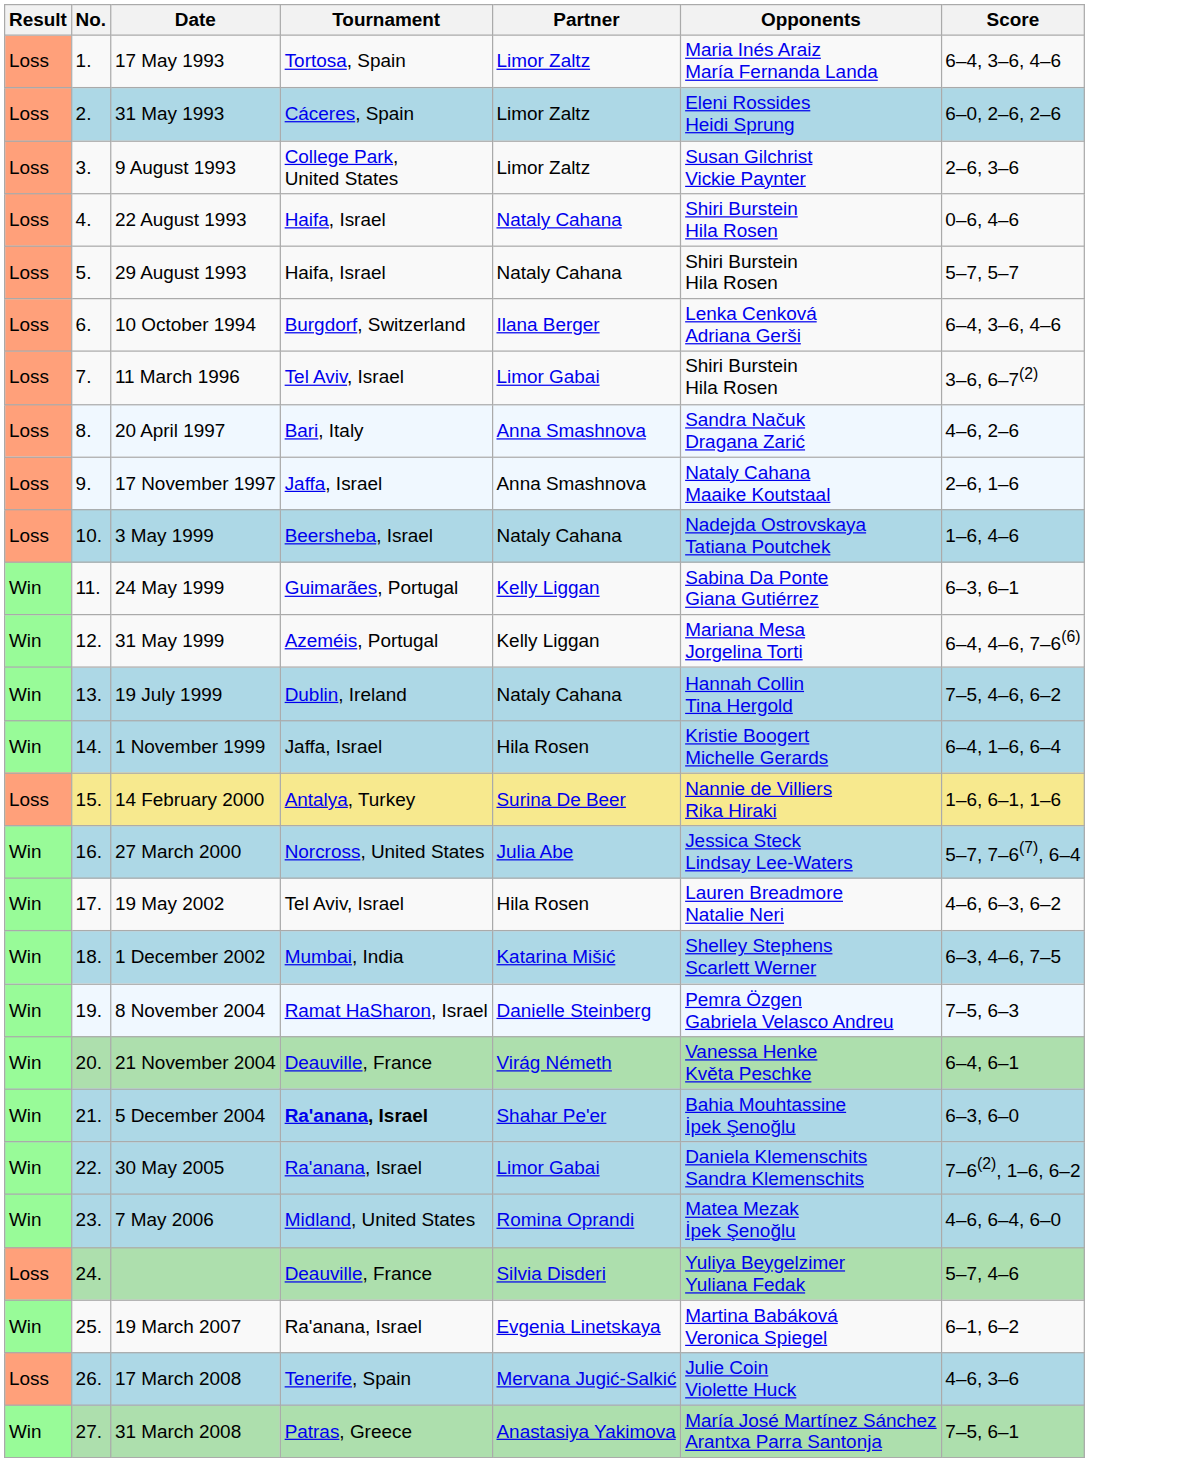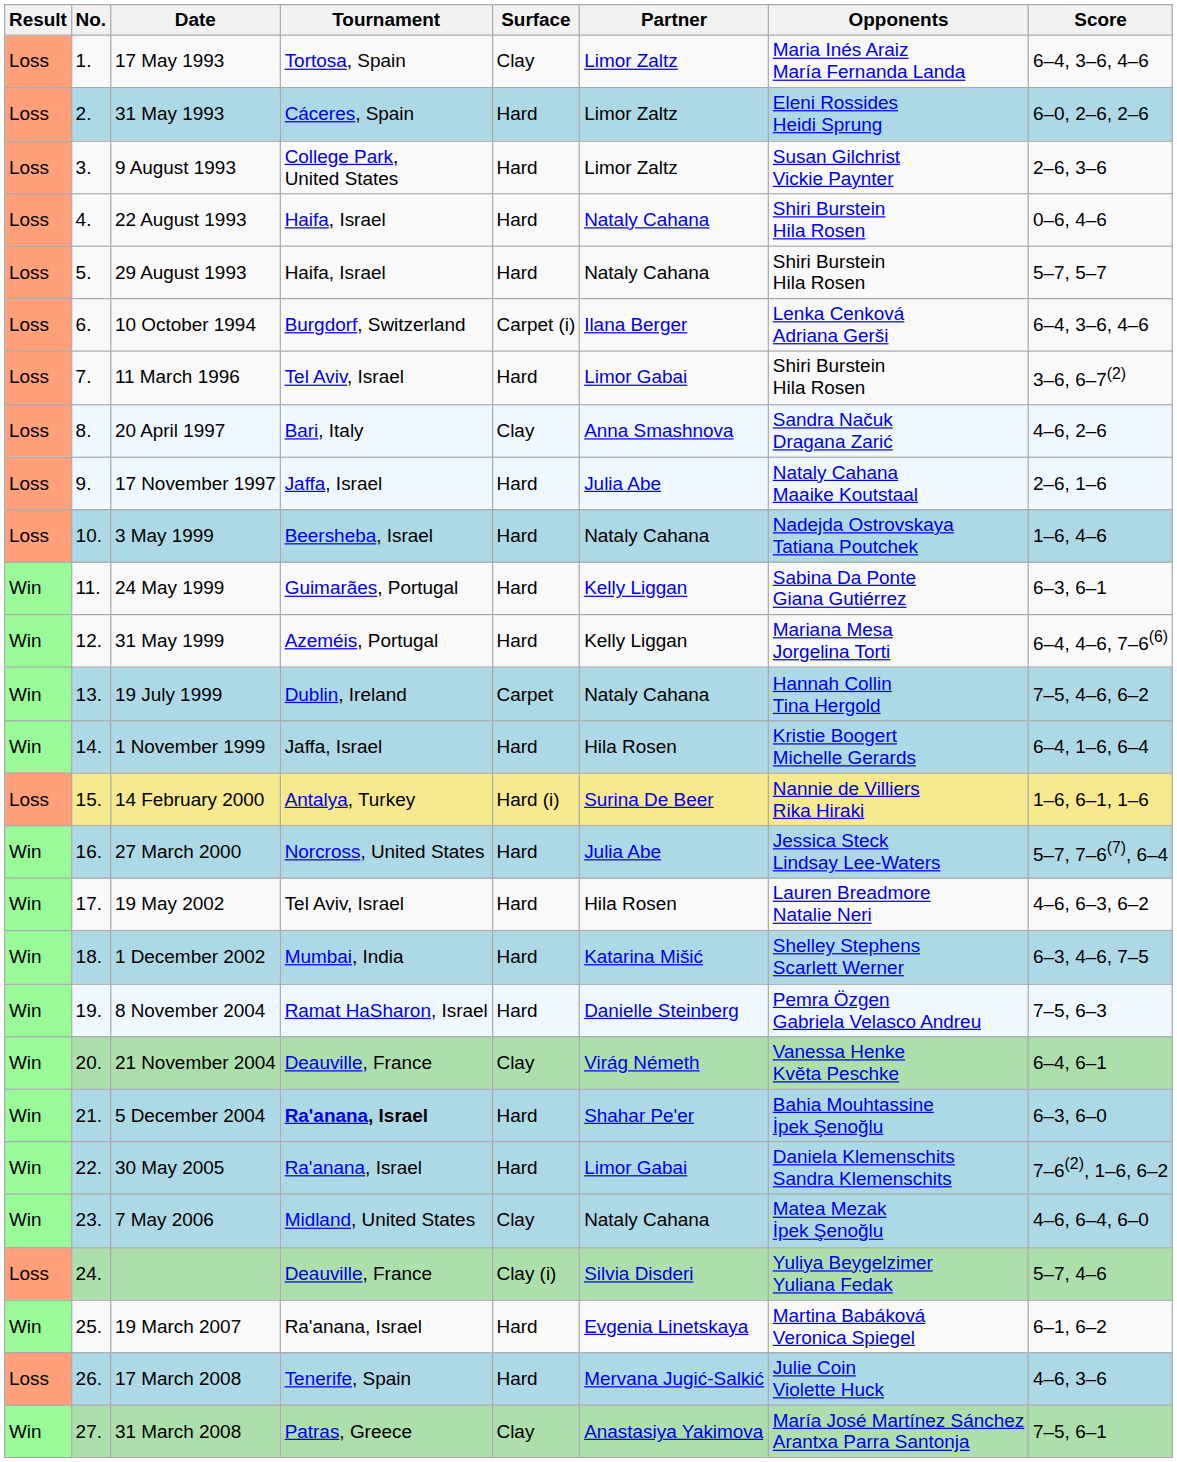+ column: (536, 19)
(571, 482) Anna Smashnova -> (623, 482) Julia Abe
(565, 1220) Romina Oprandi -> (647, 1220) Nataly Cahana
